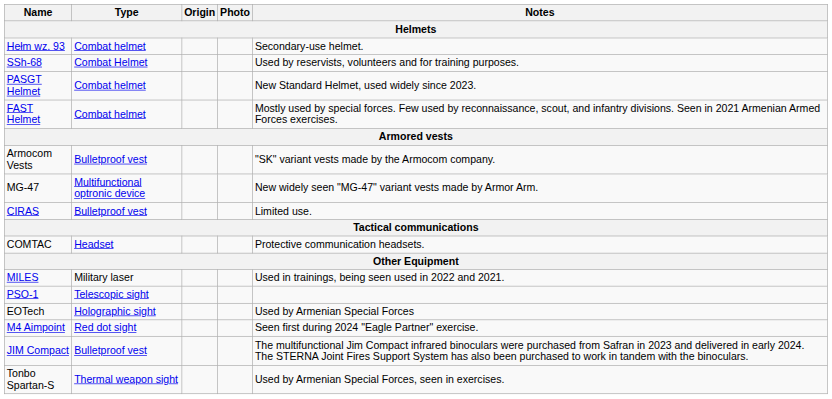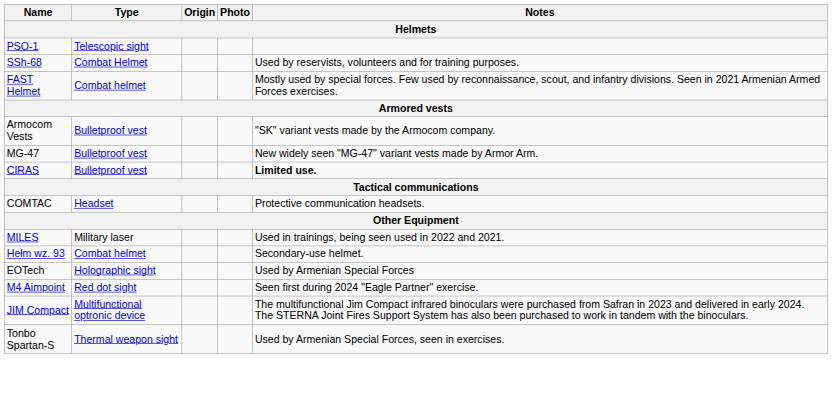rows swapped: (36, 46) <-> (23, 294)
- row: (24, 85)
(110, 188) Multifunctional optronic device -> (111, 153) Bulletproof vest
(283, 211) normal -> (286, 170) bold
(111, 351) Bulletproof vest -> (110, 310) Multifunctional optronic device
